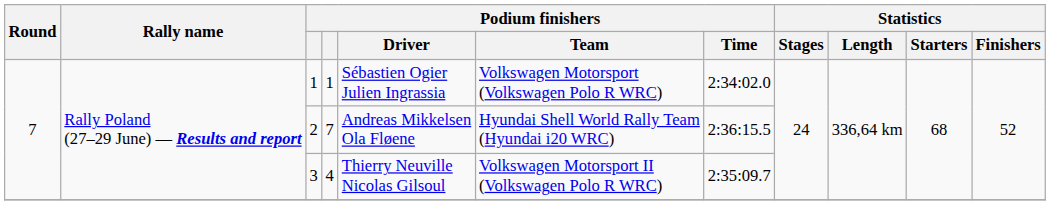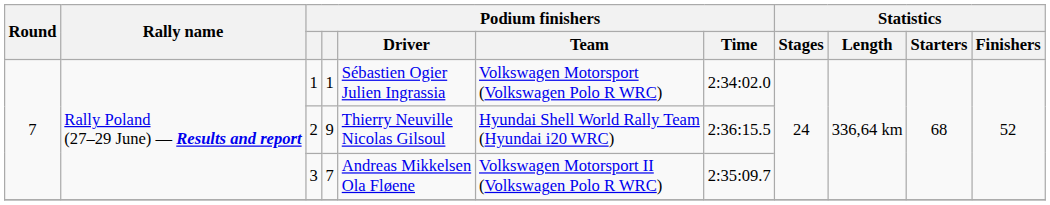(330, 129) 7 -> (330, 129) 9
(406, 129) Andreas Mikkelsen Ola Fløene -> (397, 129) Thierry Neuville Nicolas Gilsoul
(330, 176) 4 -> (330, 176) 7
(397, 176) Thierry Neuville Nicolas Gilsoul -> (406, 176) Andreas Mikkelsen Ola Fløene
